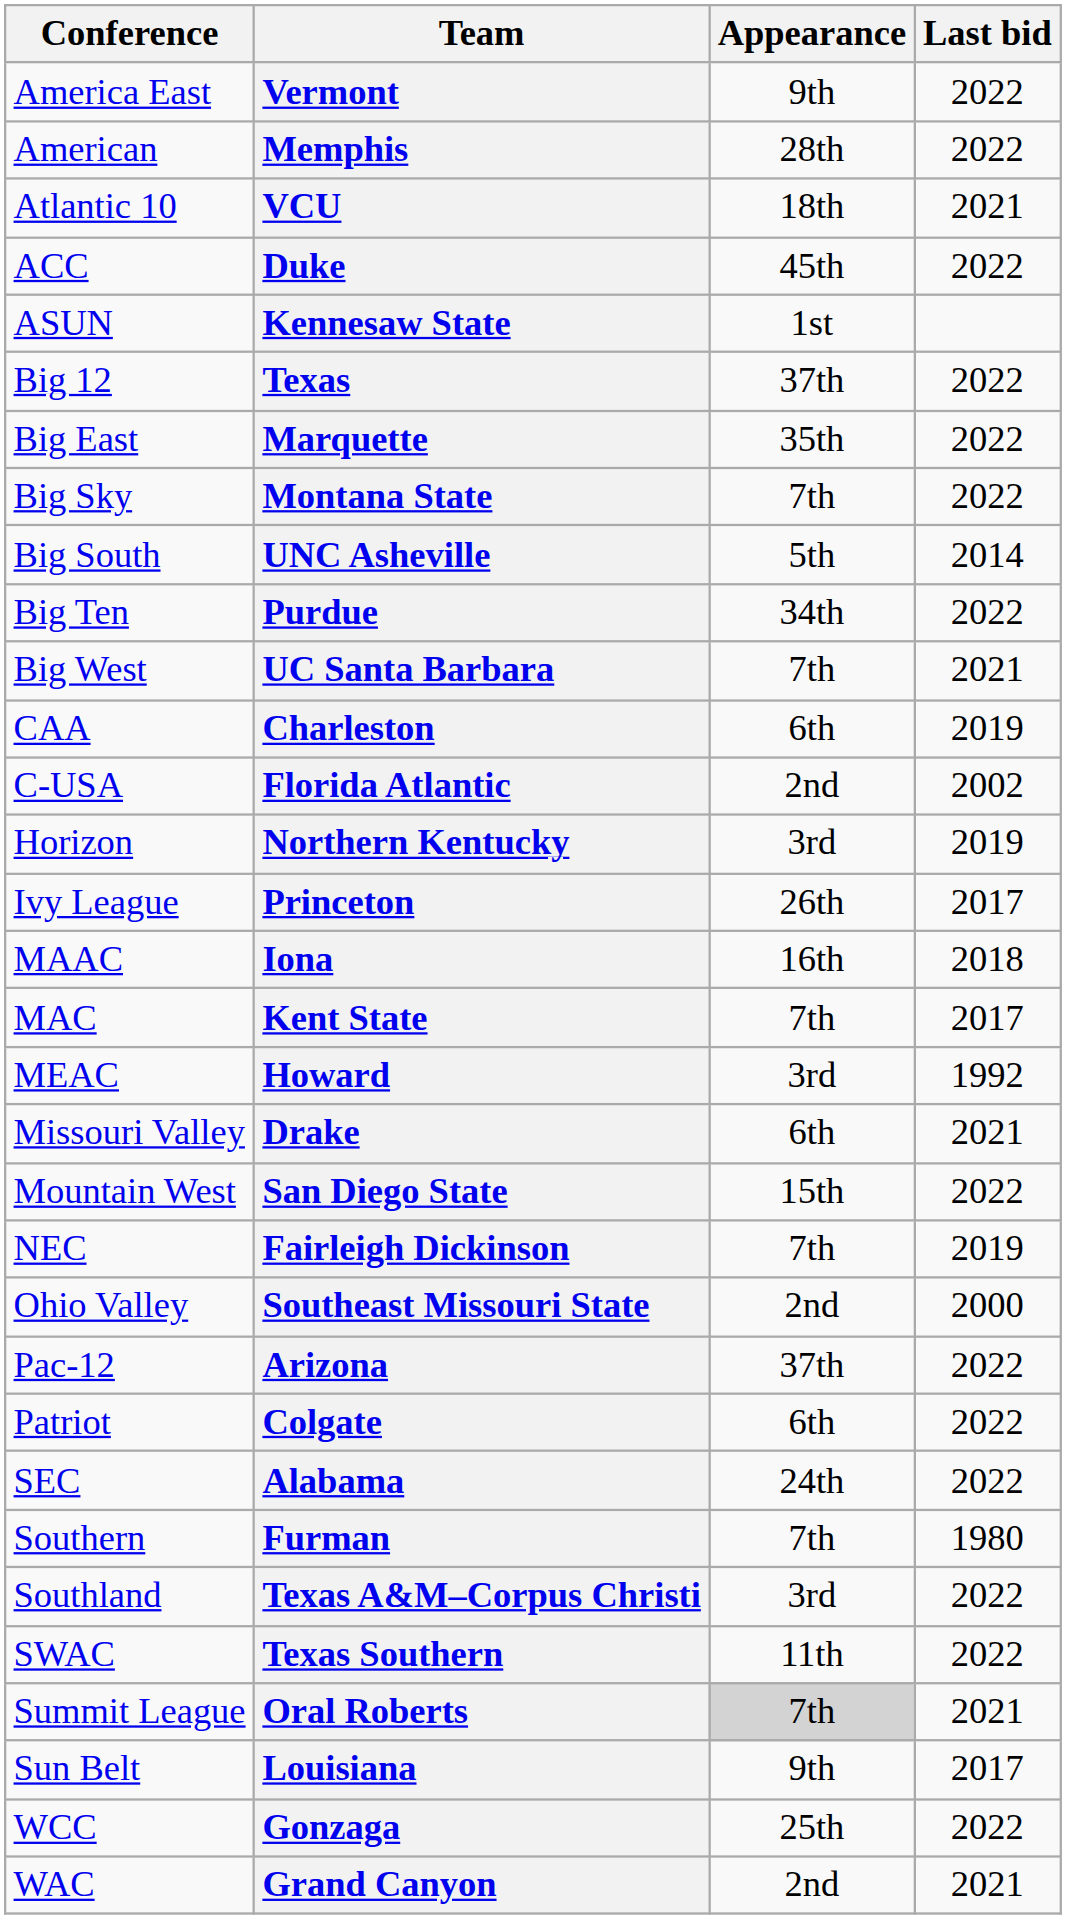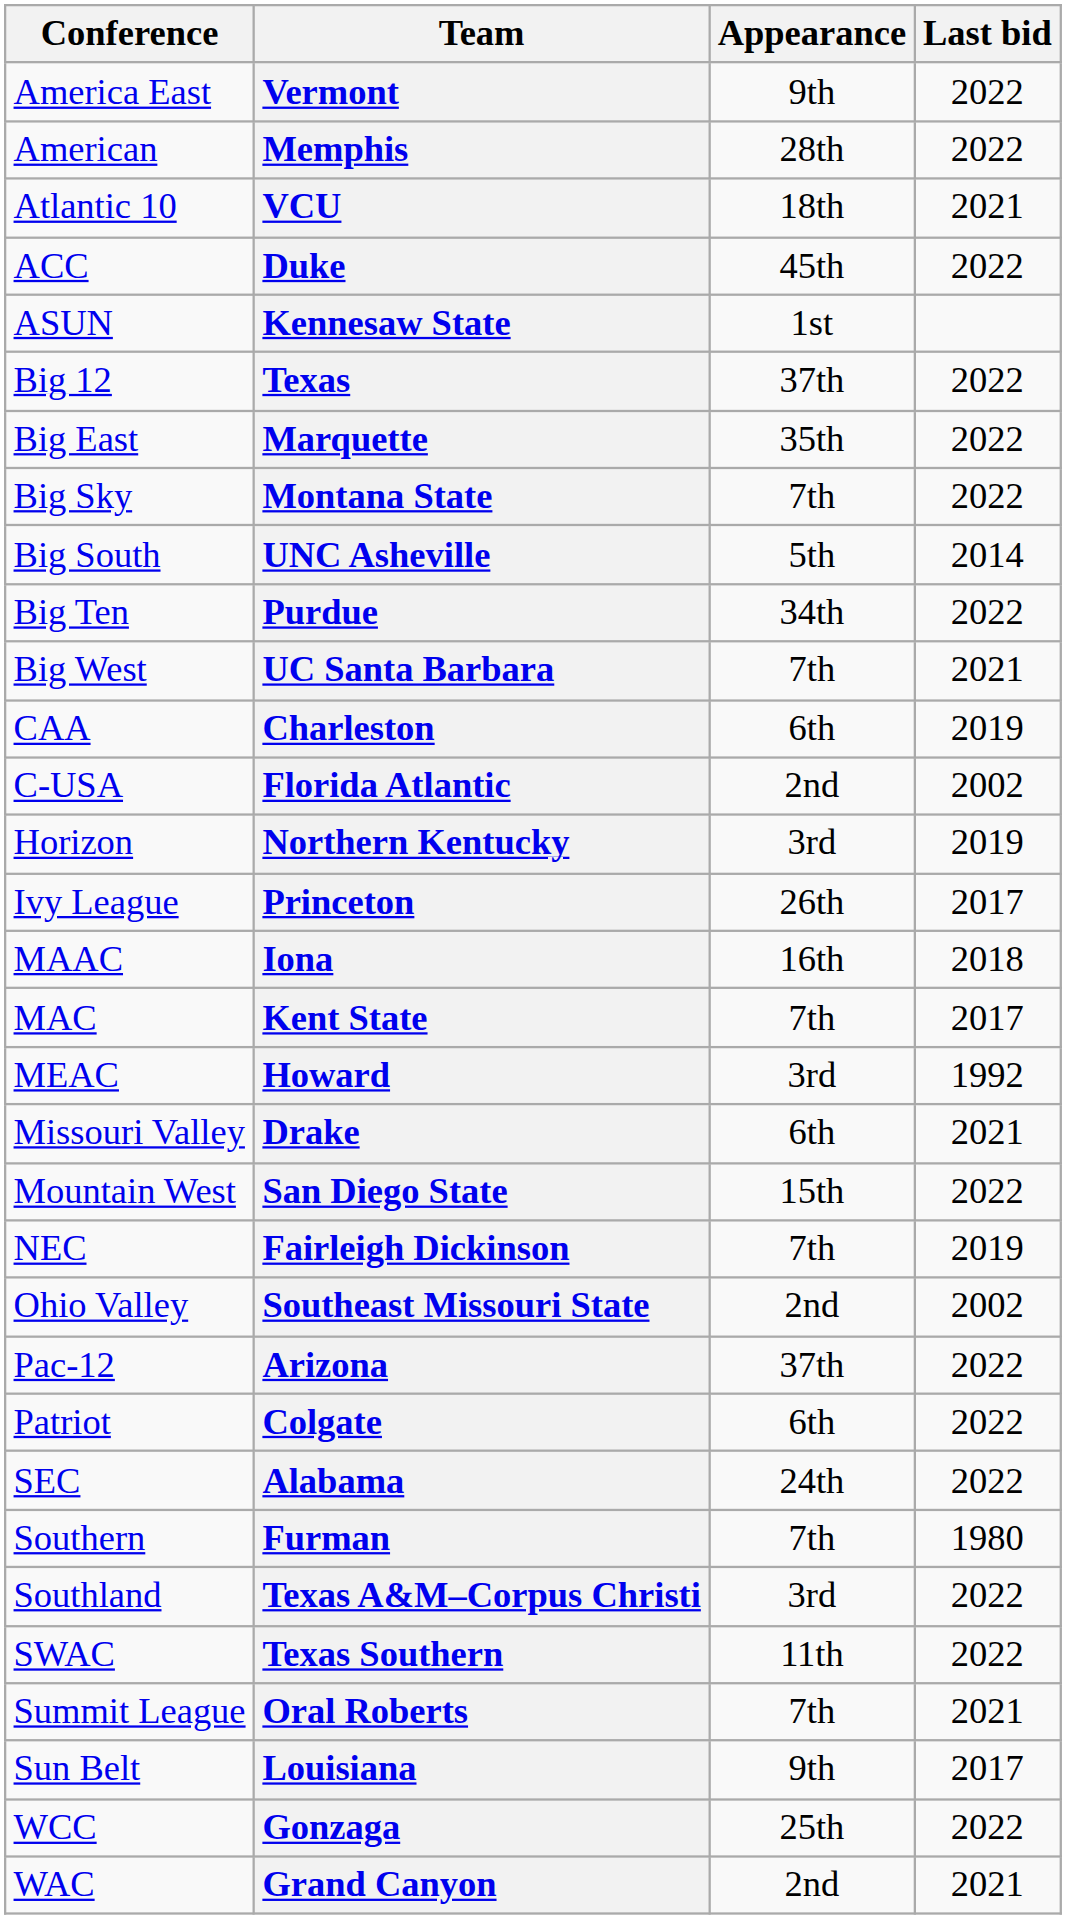(987, 1306) 2000 -> (987, 1306) 2002
(812, 1711) lightgrey background -> (812, 1711) no background
